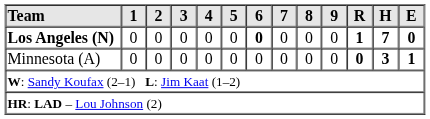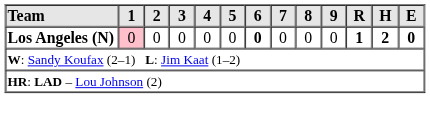(133, 37) no background -> (131, 37) pink background
(385, 37) 7 -> (385, 37) 2
- row: (54, 59)
